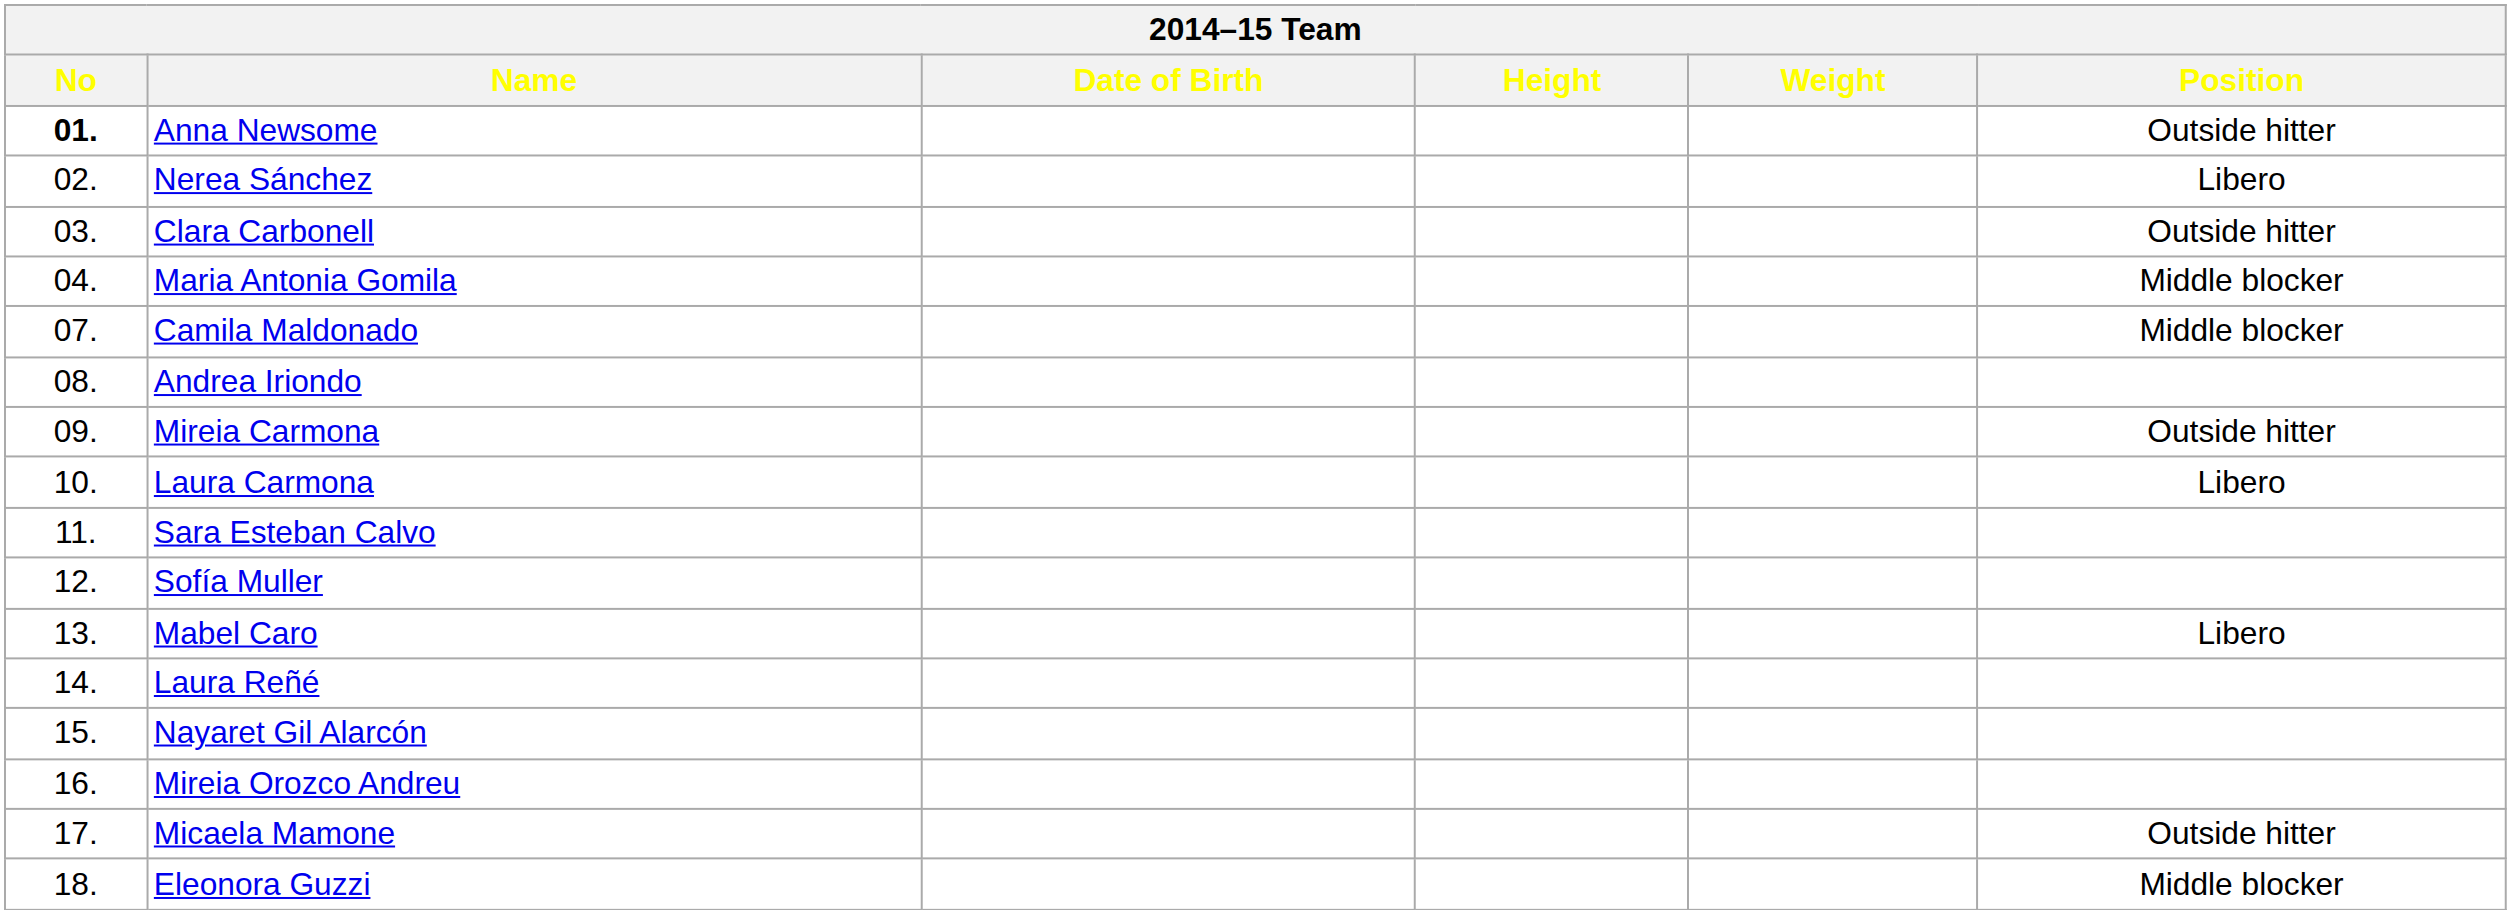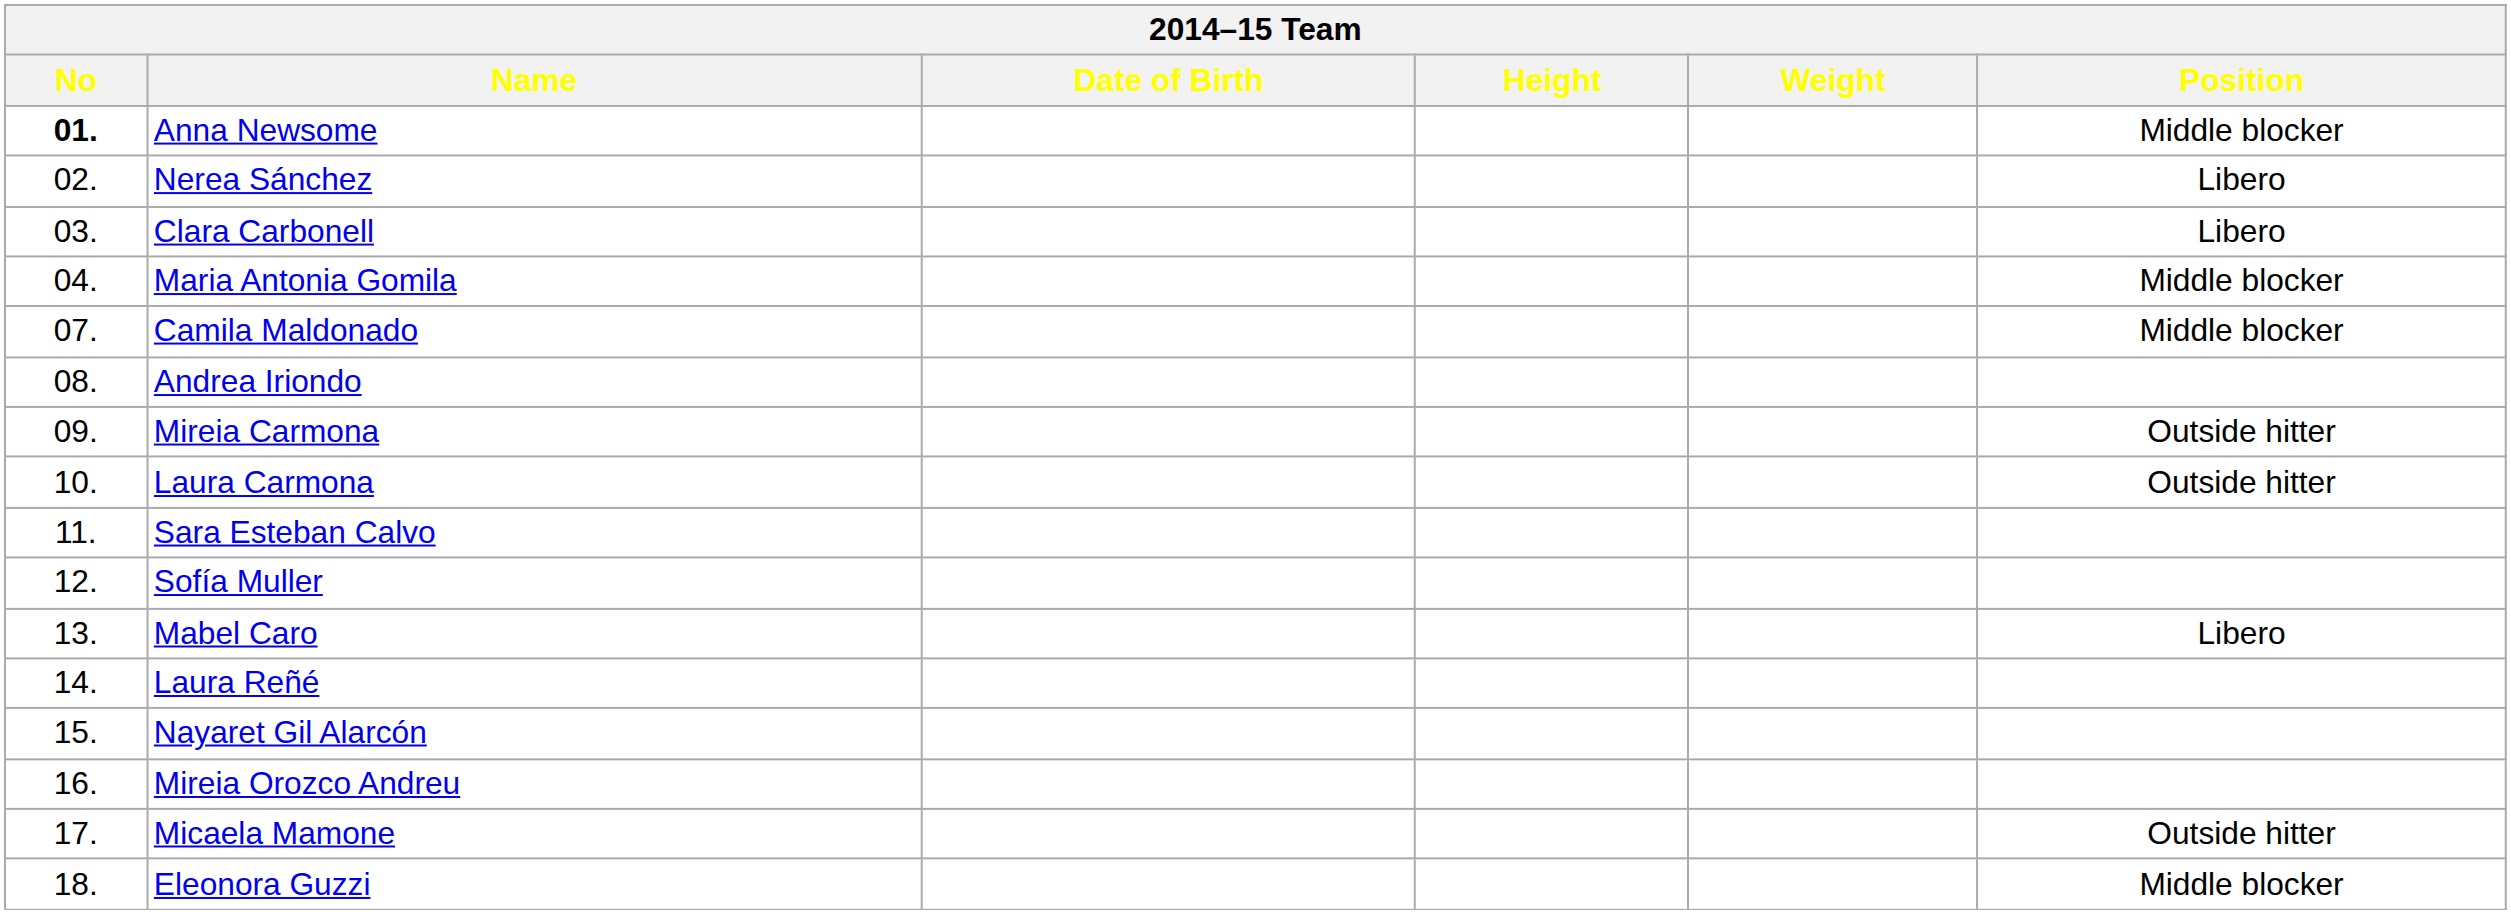(2242, 130) Outside hitter -> (2242, 130) Middle blocker
(2242, 230) Outside hitter -> (2242, 230) Libero
(2242, 481) Libero -> (2242, 481) Outside hitter
